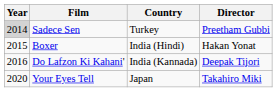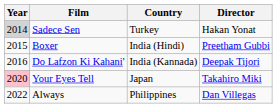(236, 29) Preetham Gubbi -> (229, 29) Hakan Yonat
(229, 45) Hakan Yonat -> (236, 45) Preetham Gubbi
(17, 78) no background -> (17, 78) pink background
+ row: (48, 95)
